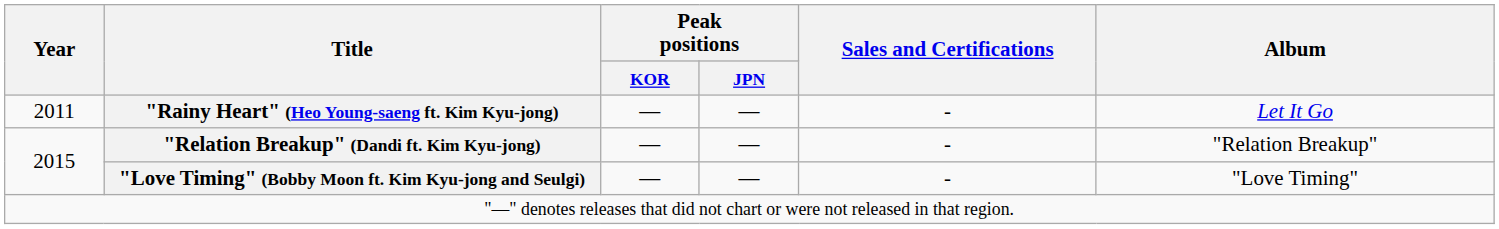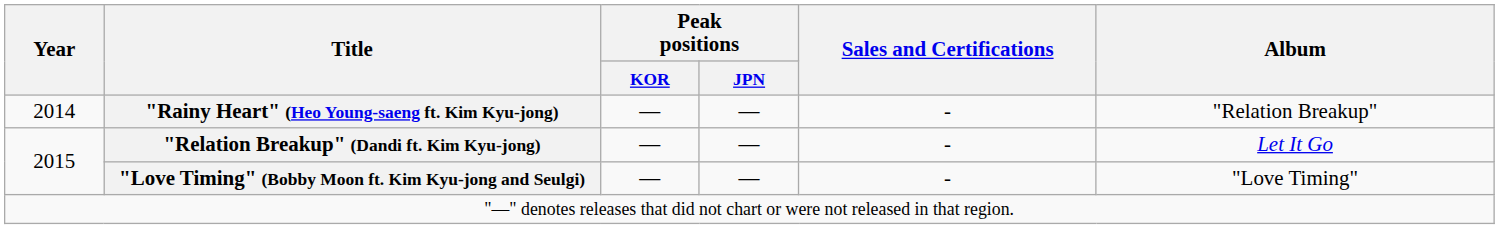(54, 111) 2011 -> (54, 111) 2014
(1295, 111) Let It Go -> (1295, 111) "Relation Breakup"
(1295, 144) "Relation Breakup" -> (1295, 144) Let It Go
